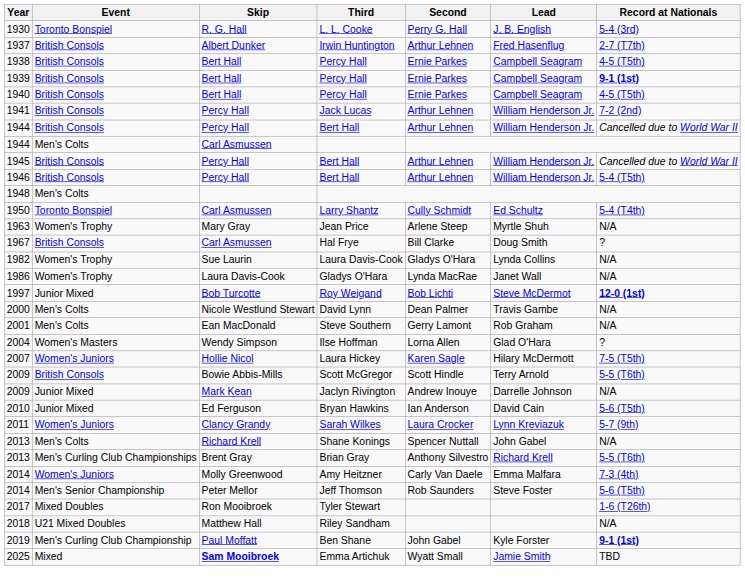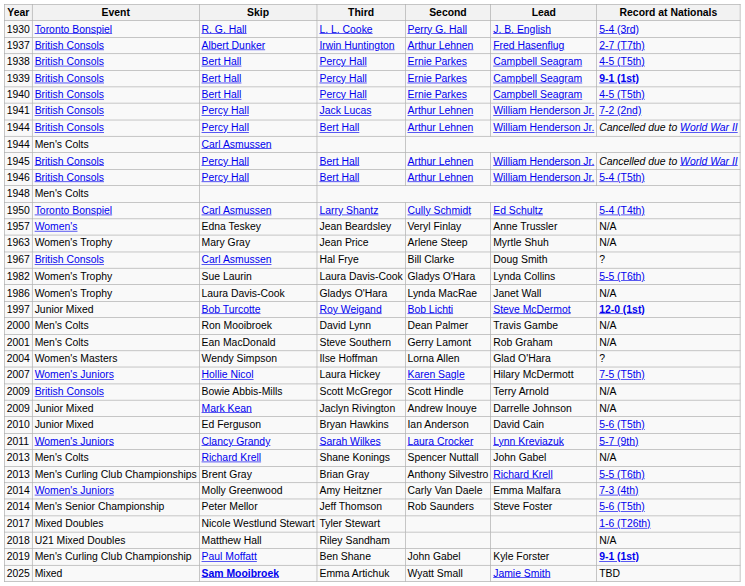+ row: (18, 227)
(608, 260) N/A -> (622, 276) 5-5 (T6th)
(258, 309) Nicole Westlund Stewart -> (237, 326) Ron Mooibroek
(622, 375) 5-5 (T6th) -> (608, 392) N/A
(237, 507) Ron Mooibroek -> (258, 524) Nicole Westlund Stewart
